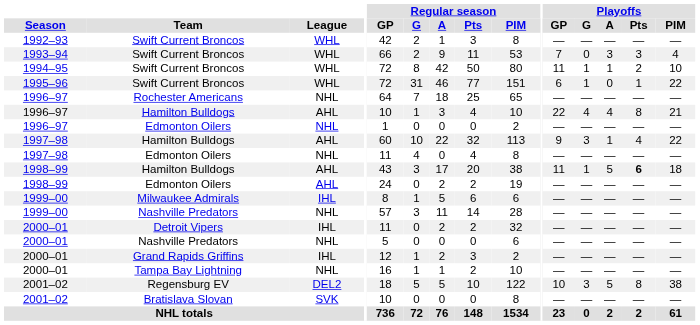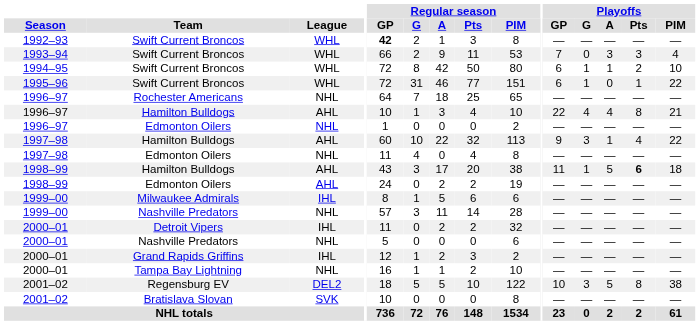(385, 40) normal -> (385, 40) bold
(559, 68) 11 -> (559, 68) 6
